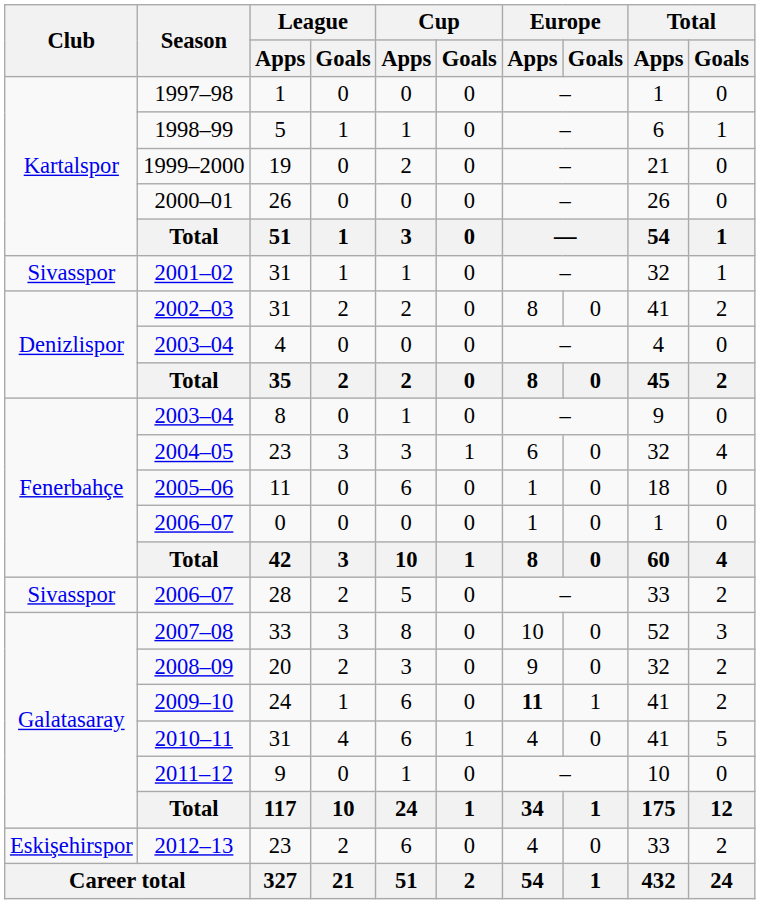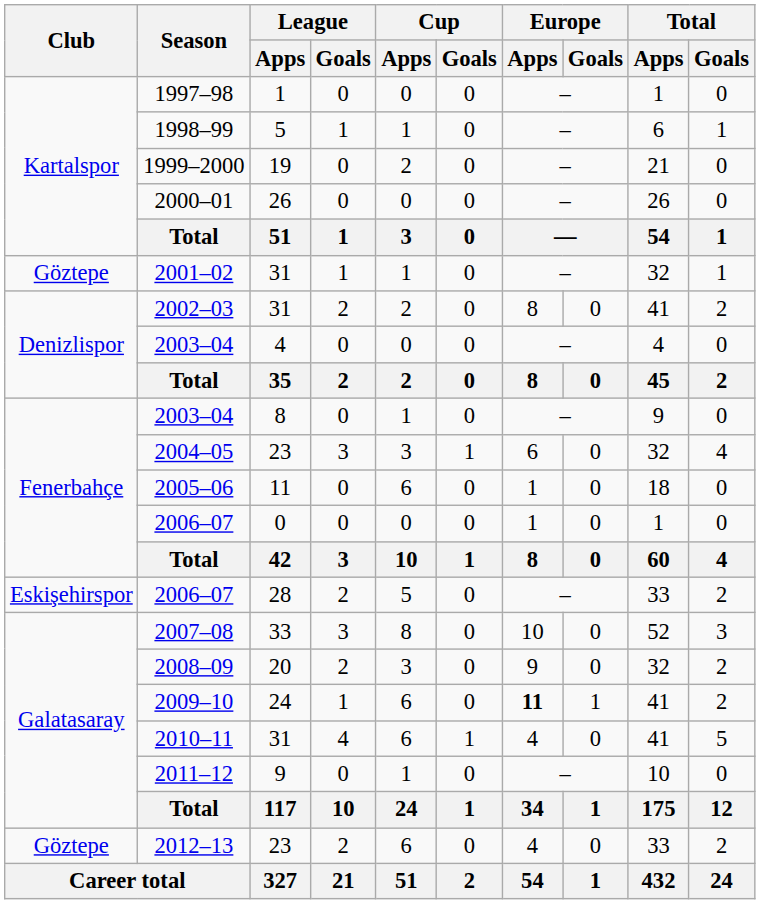(71, 272) Sivasspor -> (71, 272) Göztepe
(71, 594) Sivasspor -> (71, 594) Eskişehirspor
(71, 845) Eskişehirspor -> (71, 845) Göztepe
